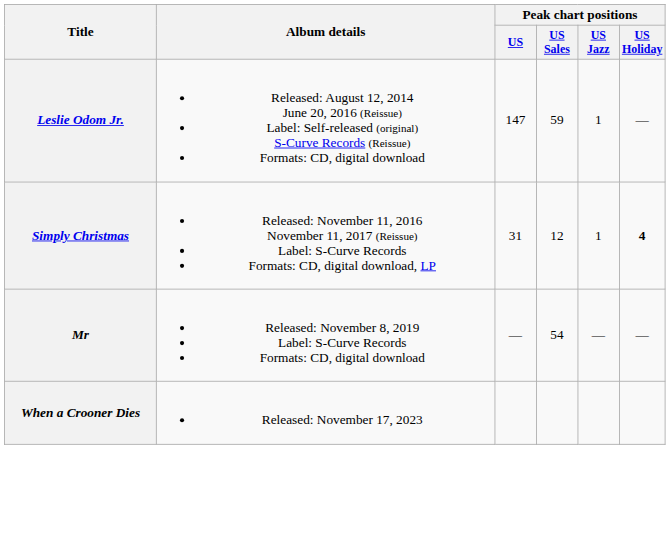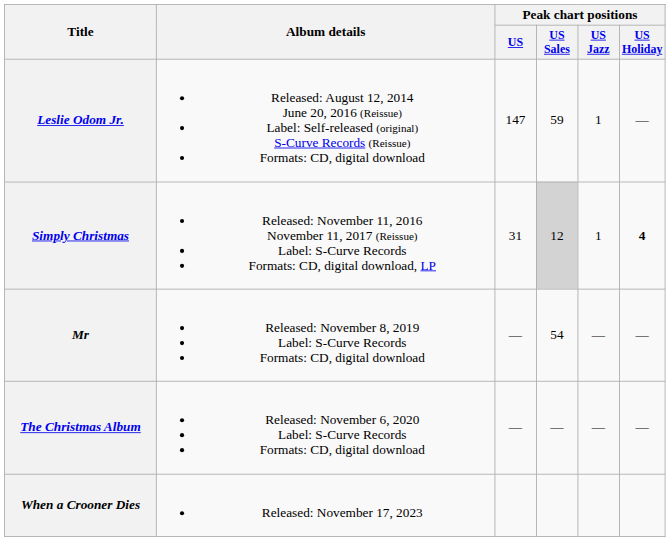(557, 235) no background -> (557, 235) lightgrey background
+ row: (81, 427)
